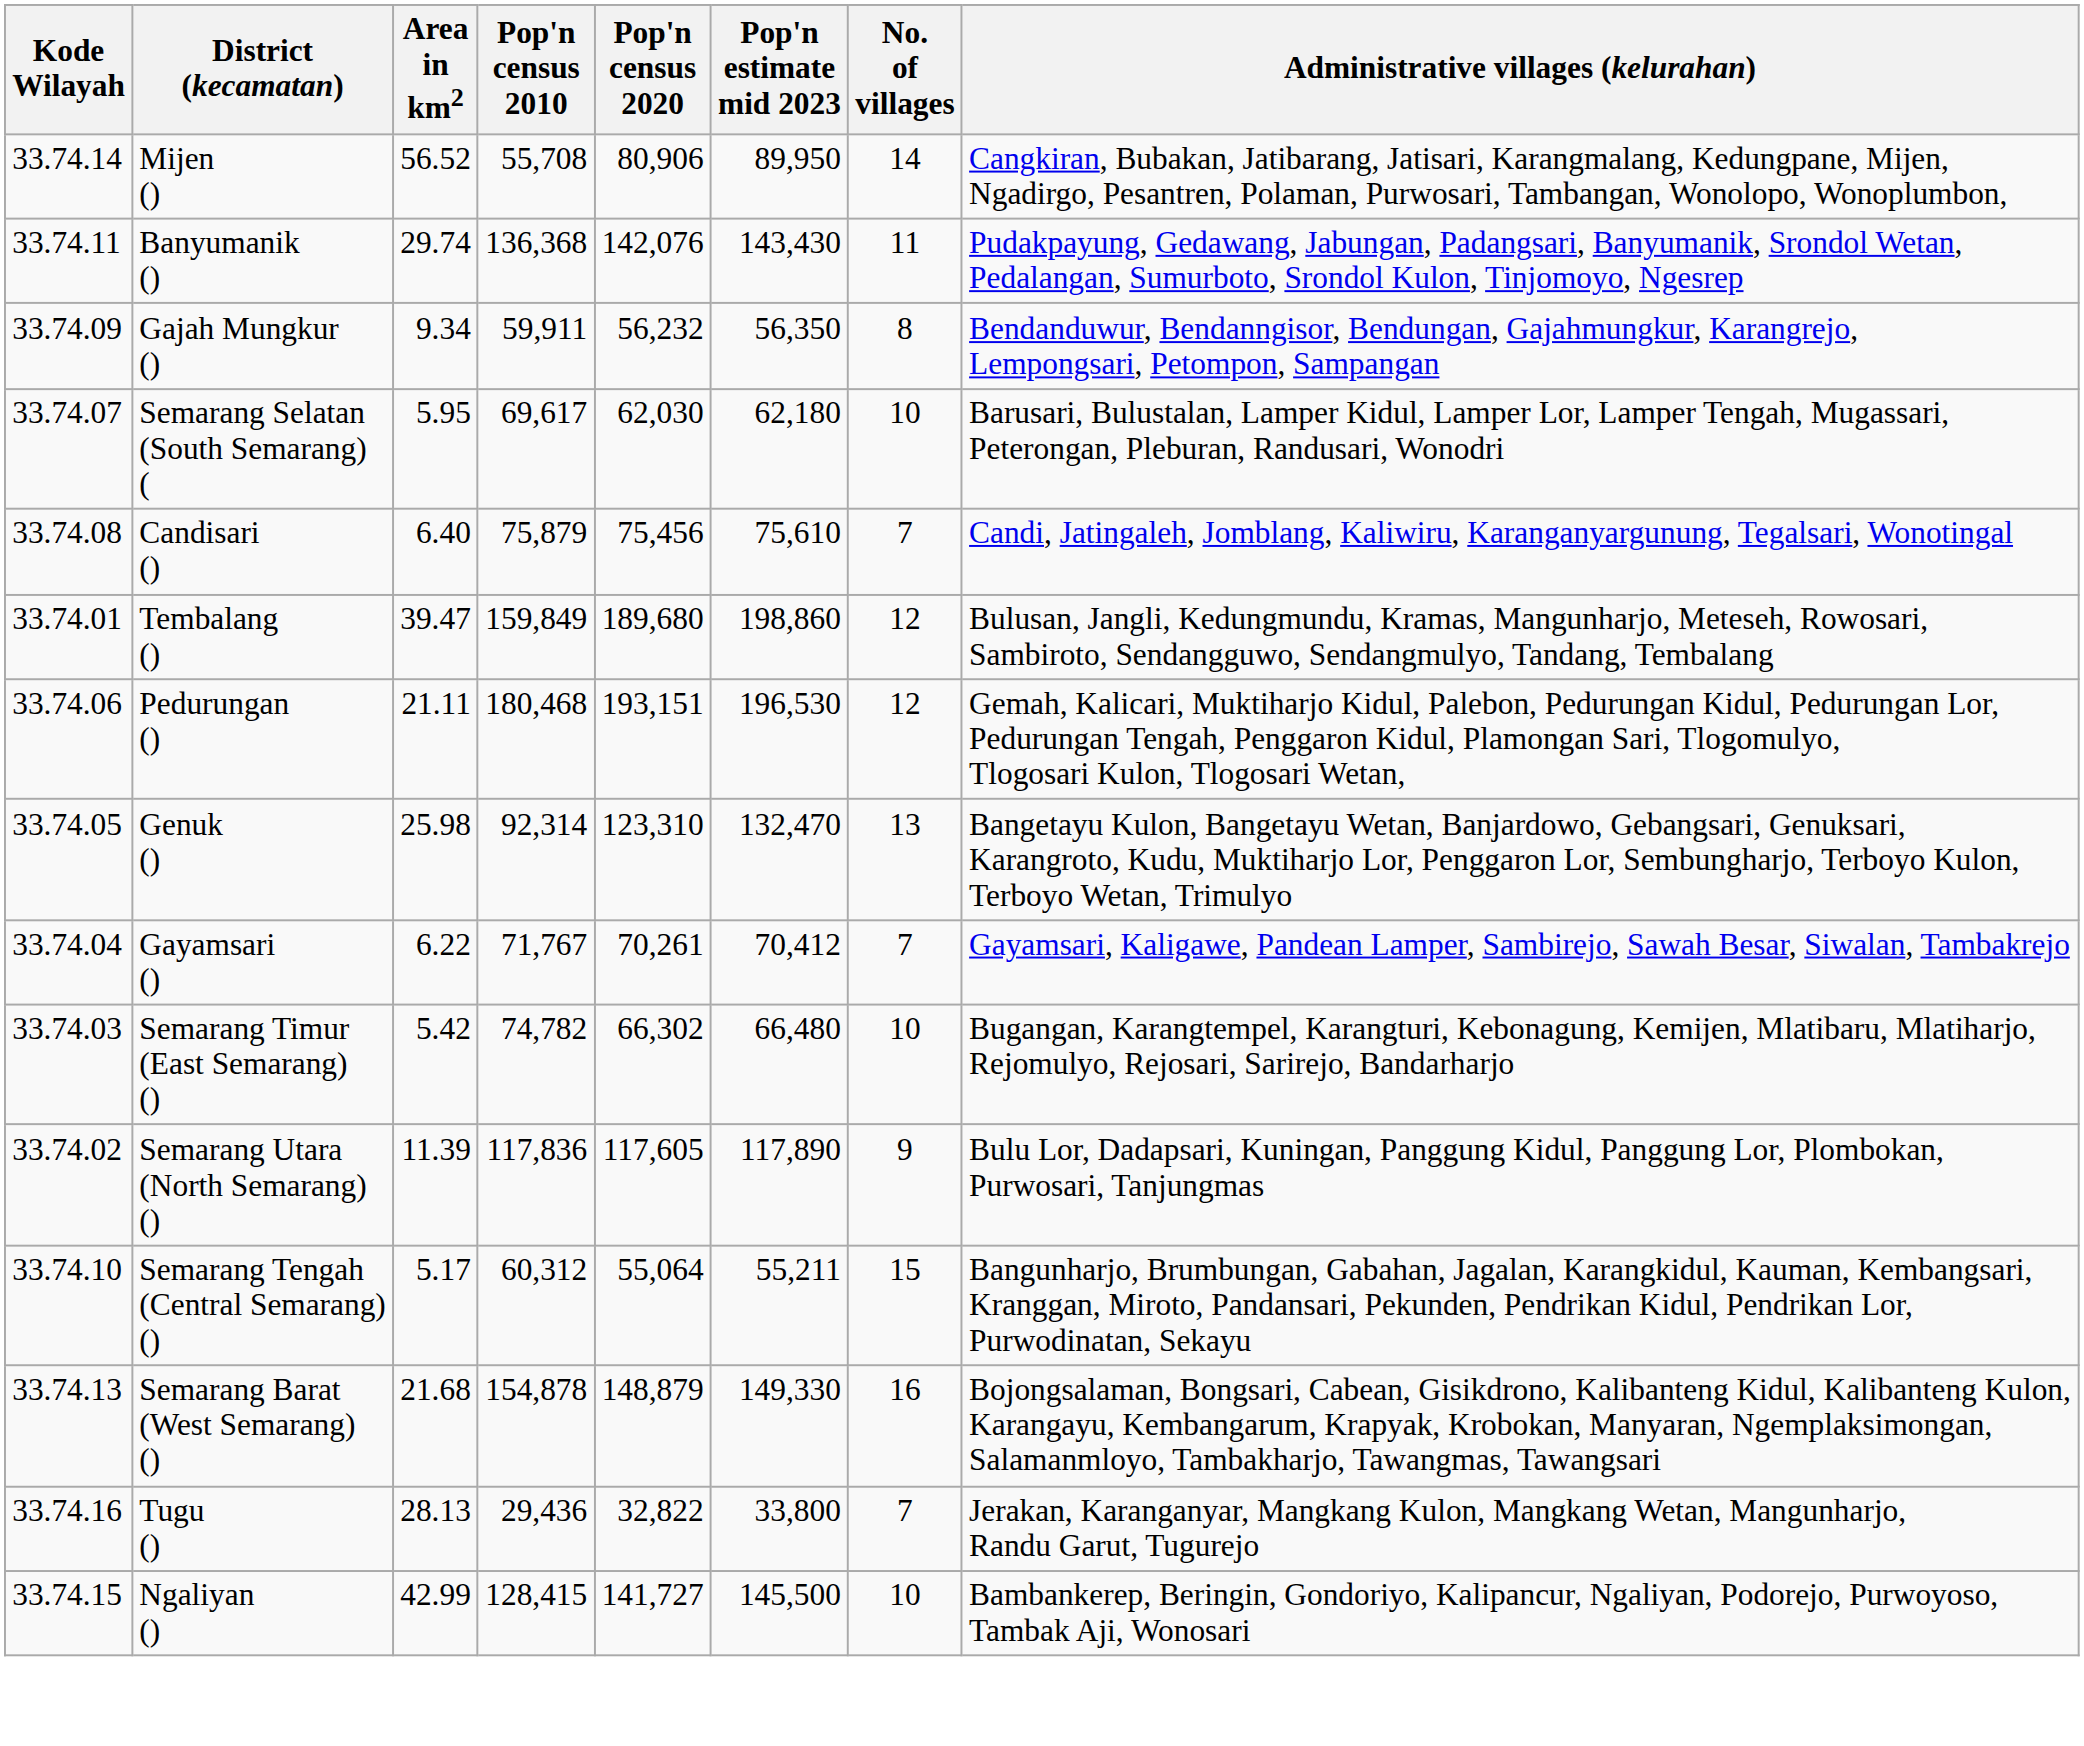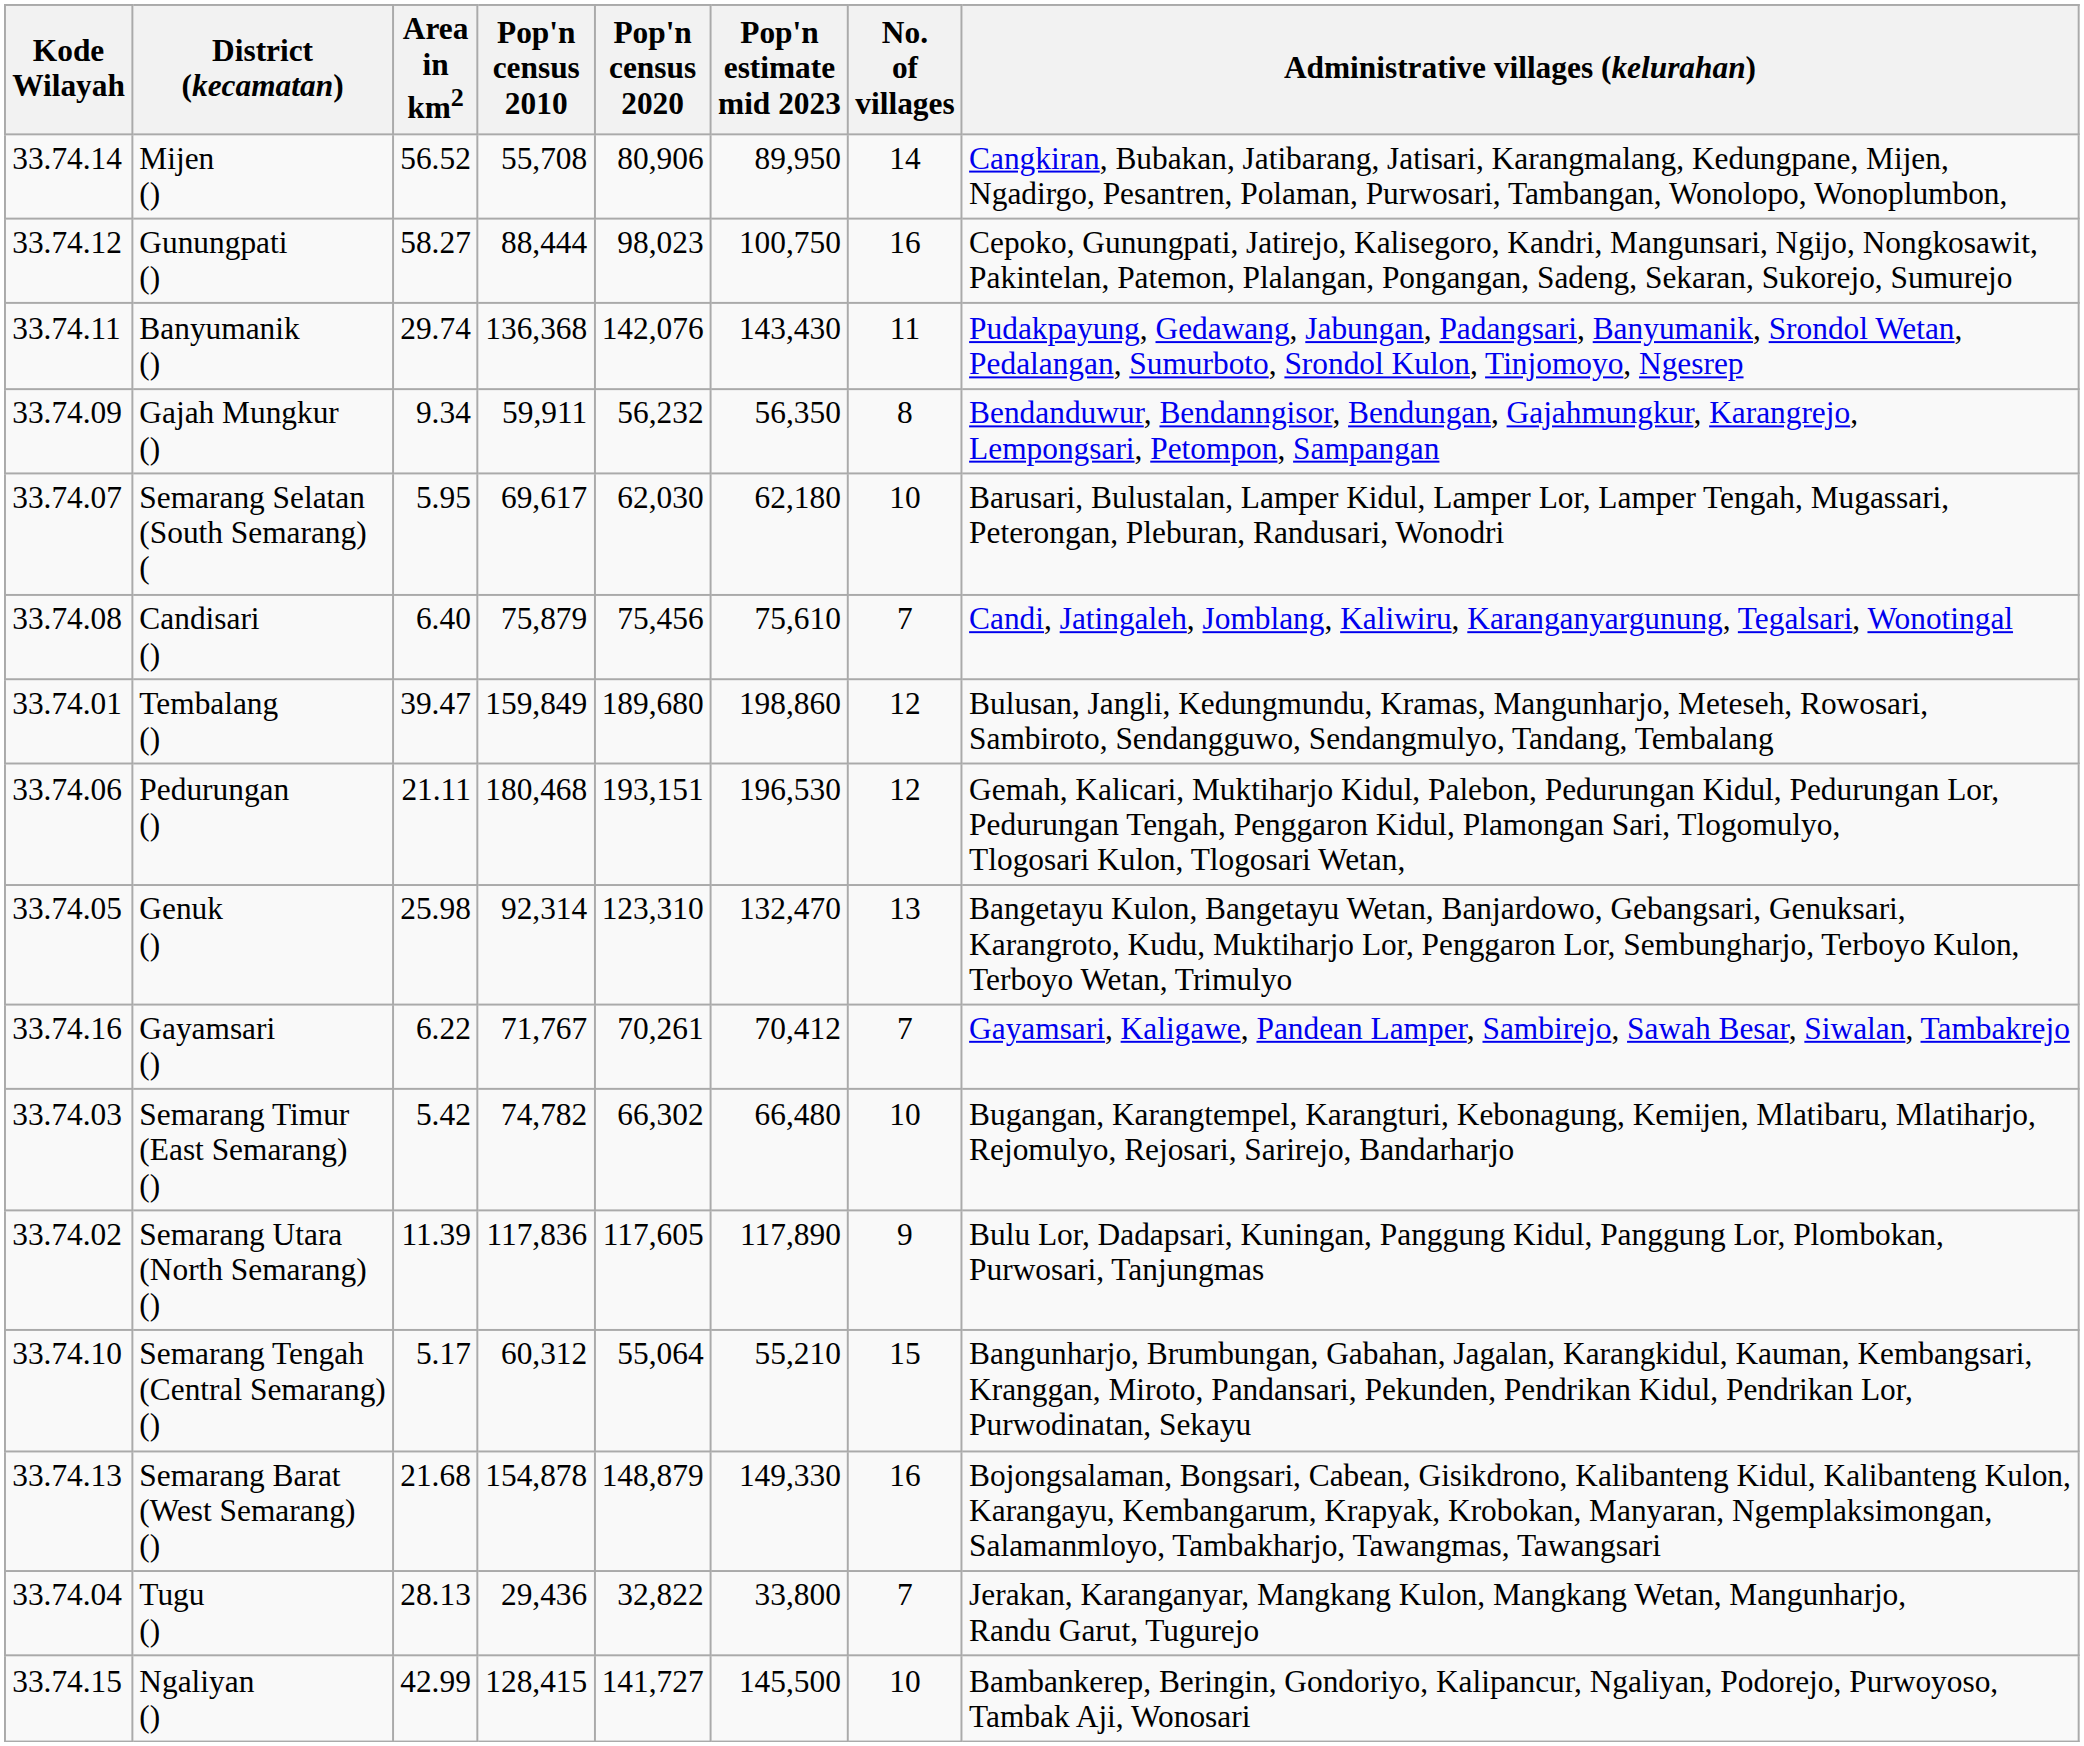+ row: (213, 260)
(67, 944) 33.74.04 -> (67, 1029) 33.74.16
(798, 1269) 55,211 -> (798, 1354) 55,210
(67, 1510) 33.74.16 -> (67, 1595) 33.74.04
